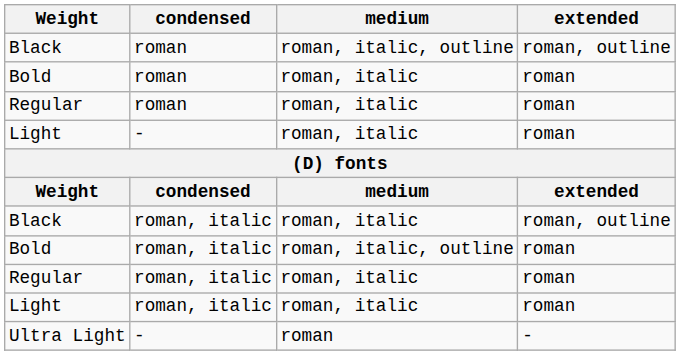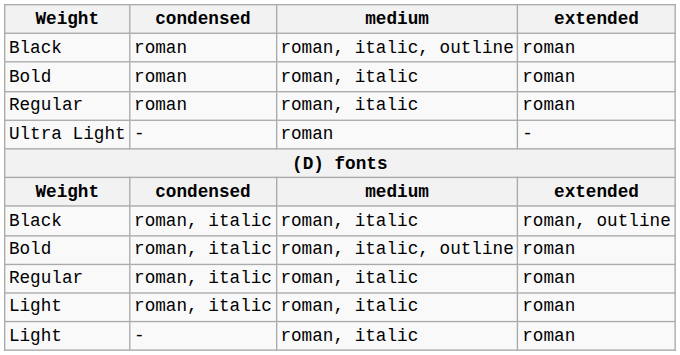(596, 48) roman, outline -> (549, 48) roman
rows swapped: (35, 134) <-> (67, 336)
